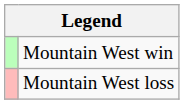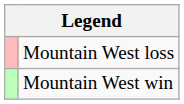rows swapped: (98, 52) <-> (99, 83)
